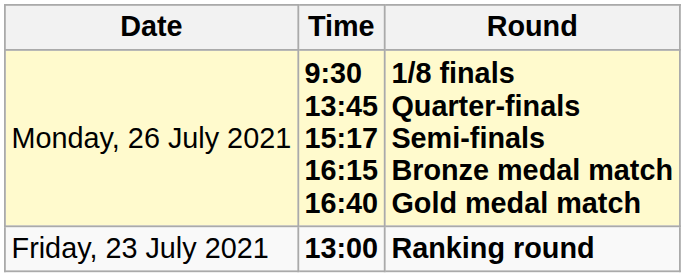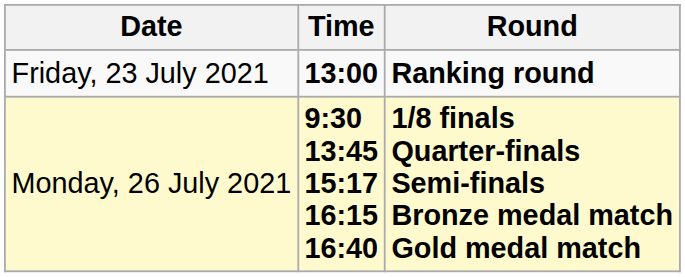rows swapped: (140, 248) <-> (151, 137)
